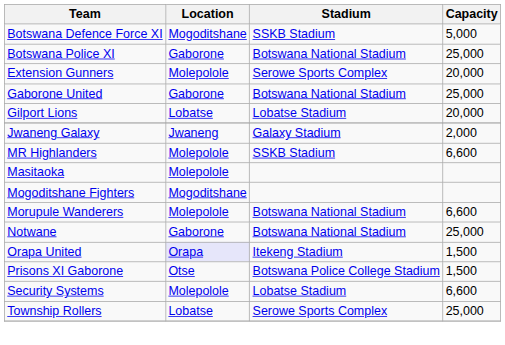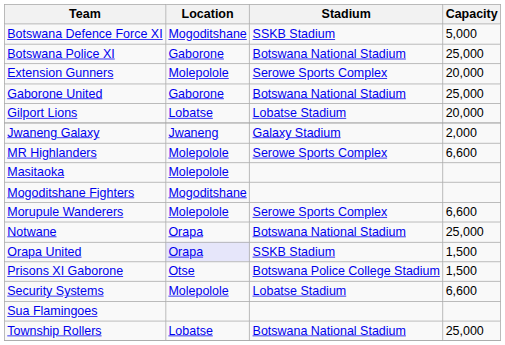(294, 152) SSKB Stadium -> (320, 152) Serowe Sports Complex
(329, 212) Botswana National Stadium -> (320, 212) Serowe Sports Complex
(196, 232) Gaborone -> (186, 232) Orapa
(298, 251) Itekeng Stadium -> (294, 251) SSKB Stadium
+ row: (52, 311)
(320, 311) Serowe Sports Complex -> (329, 331) Botswana National Stadium
